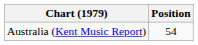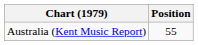(171, 31) 54 -> (171, 31) 55
